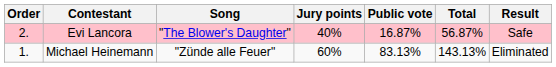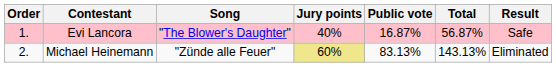(24, 33) 2. -> (24, 33) 1.
(24, 52) 1. -> (24, 52) 2.
(329, 52) no background -> (329, 52) khaki background
